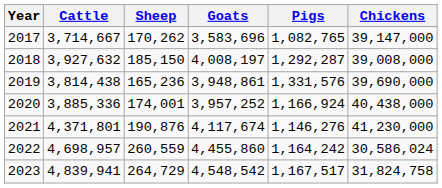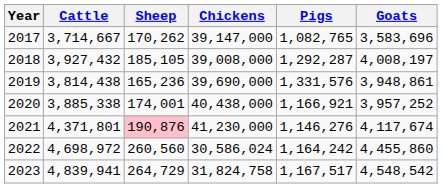columns swapped: (228, 16) <-> (393, 16)
(84, 60) 3,927,632 -> (84, 60) 3,927,432
(156, 60) 185,150 -> (156, 60) 185,105
(84, 105) 3,885,336 -> (84, 105) 3,885,338
(308, 105) 1,166,924 -> (316, 105) 1,166,921
(156, 127) no background -> (156, 127) pink background
(84, 149) 4,698,957 -> (84, 149) 4,698,972
(156, 149) 260,559 -> (156, 149) 260,560
